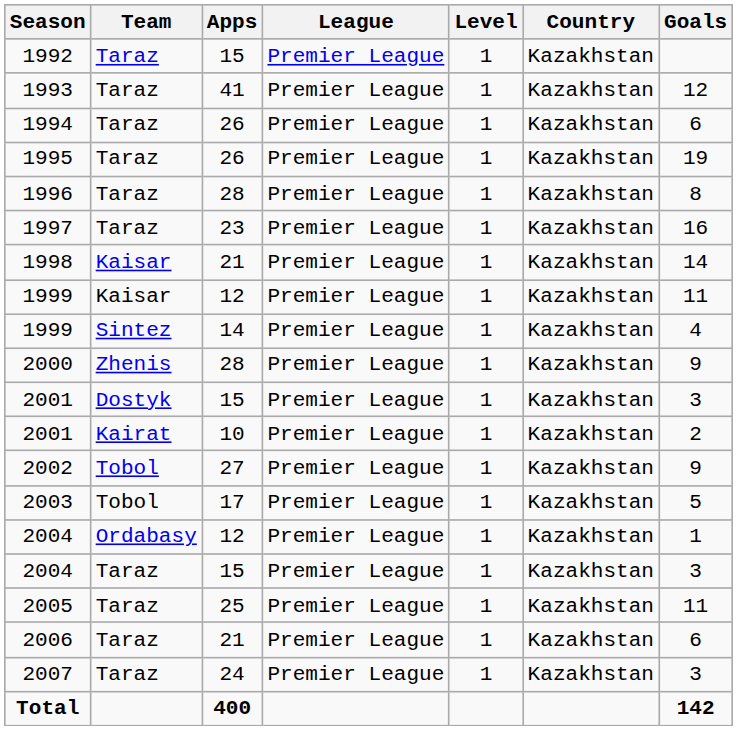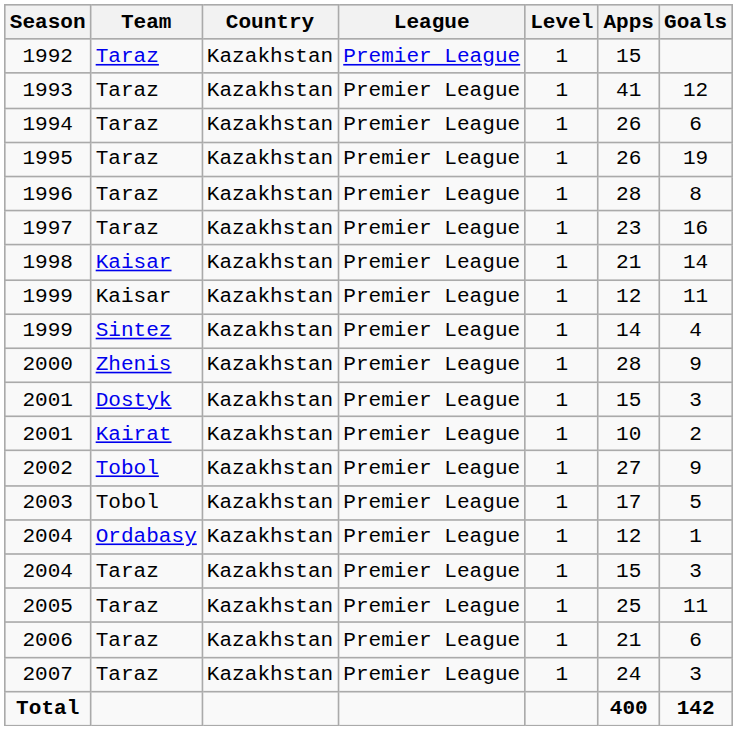columns swapped: (591, 22) <-> (232, 22)
